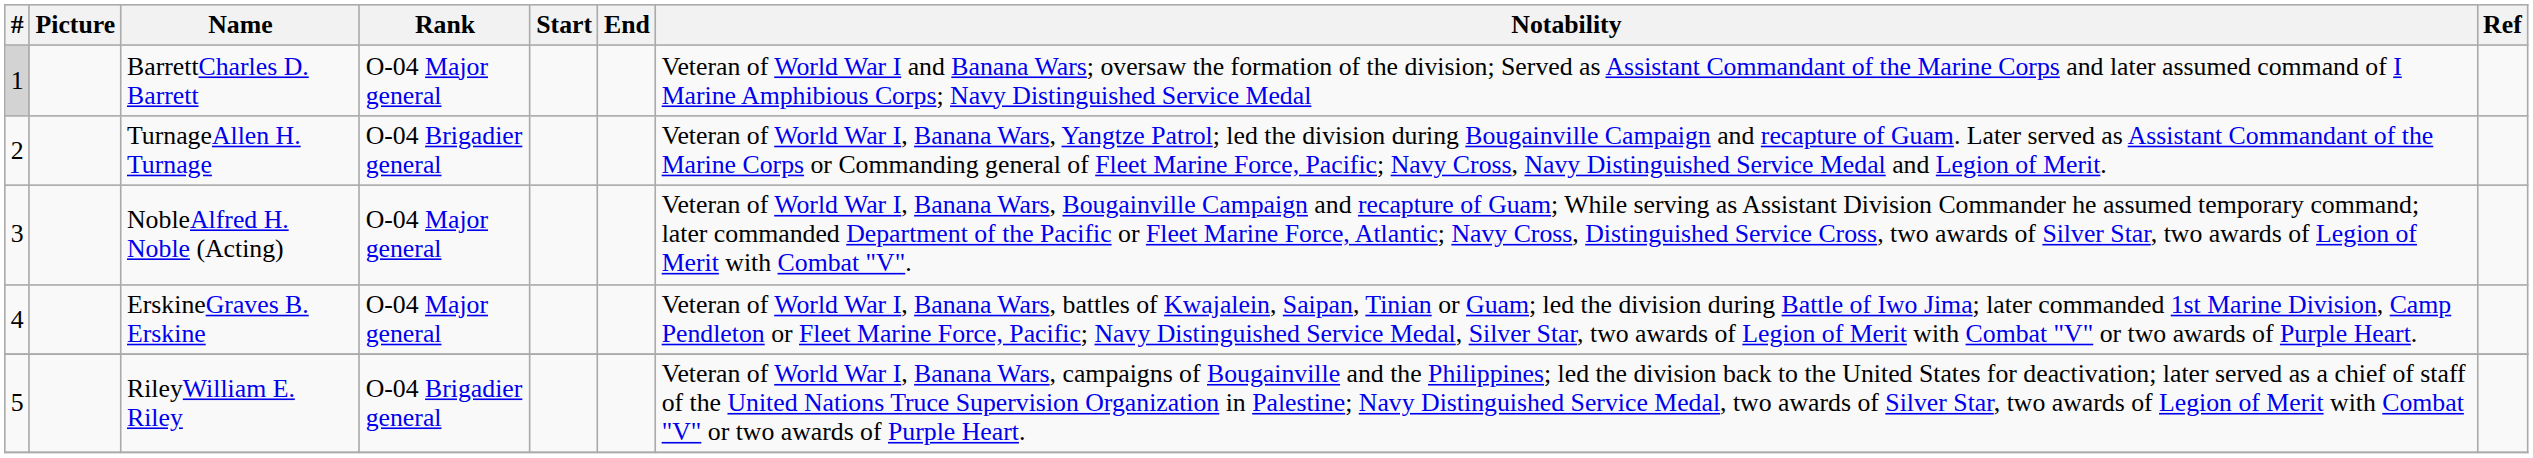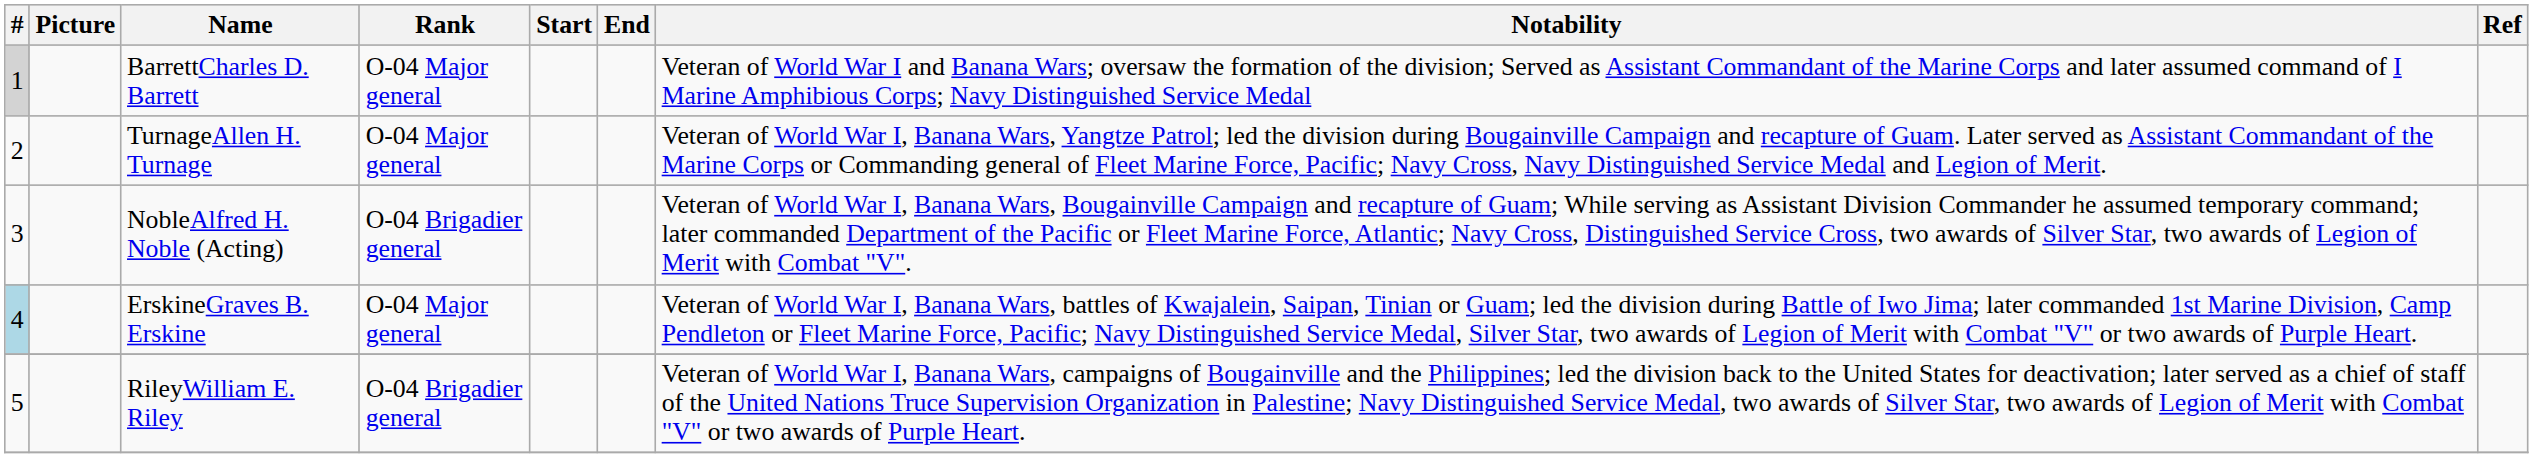(444, 150) O-04 Brigadier general -> (427, 150) O-04 Major general
(427, 234) O-04 Major general -> (444, 234) O-04 Brigadier general
(17, 318) no background -> (17, 318) lightblue background
